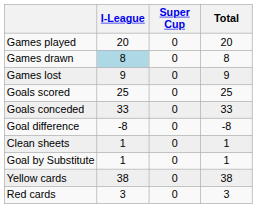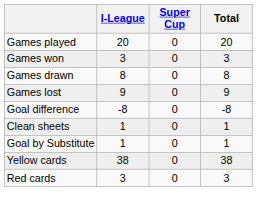+ row: (35, 59)
(123, 59) lightblue background -> (123, 76) no background
- row: (38, 93)
- row: (46, 110)
